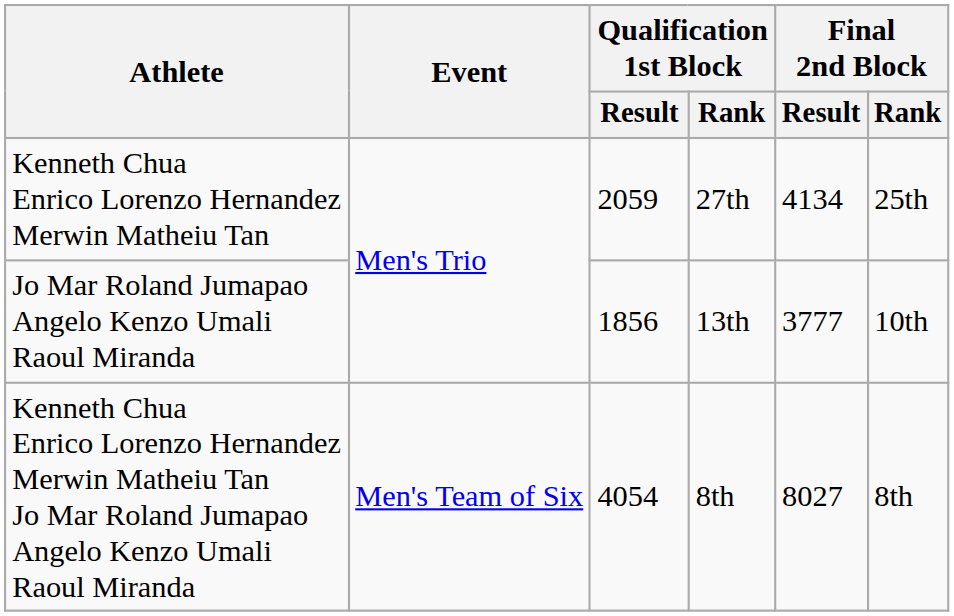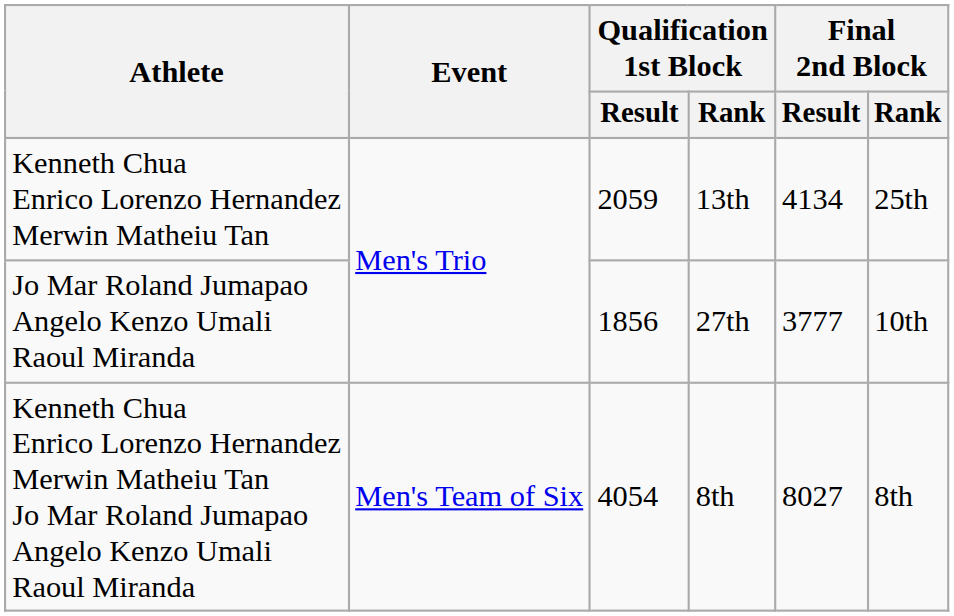(723, 199) 27th -> (723, 199) 13th
(723, 321) 13th -> (723, 321) 27th
